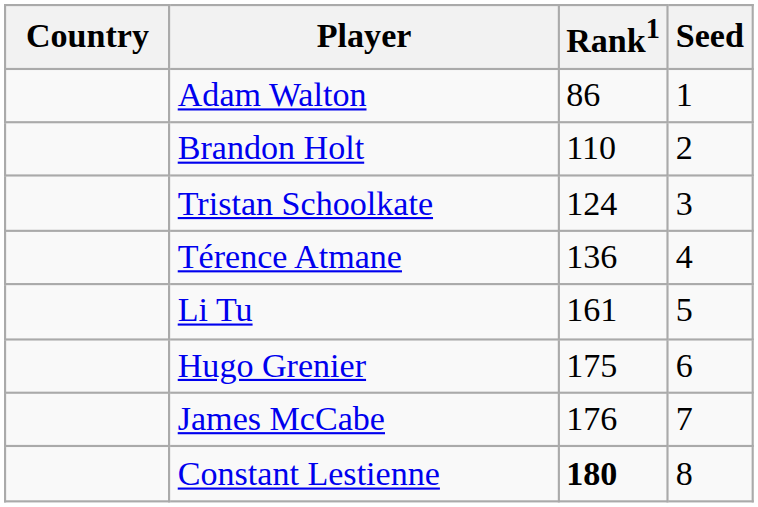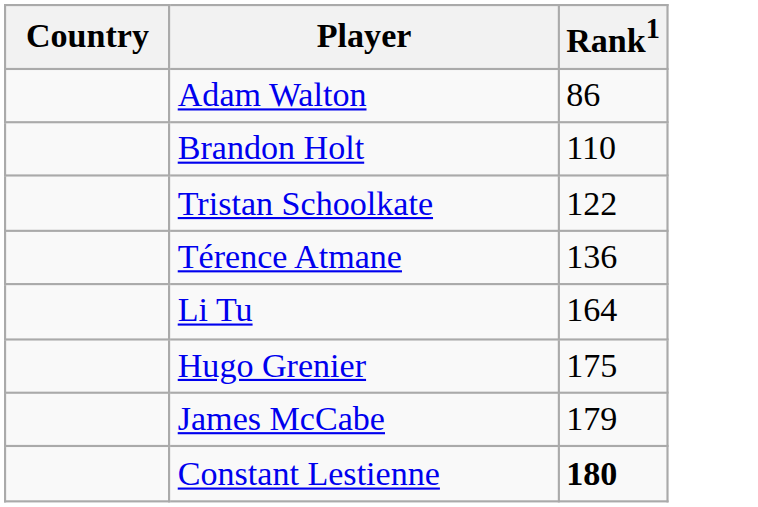- column: (710, 36)
(592, 202) 124 -> (592, 202) 122
(592, 310) 161 -> (592, 310) 164
(592, 419) 176 -> (592, 419) 179
